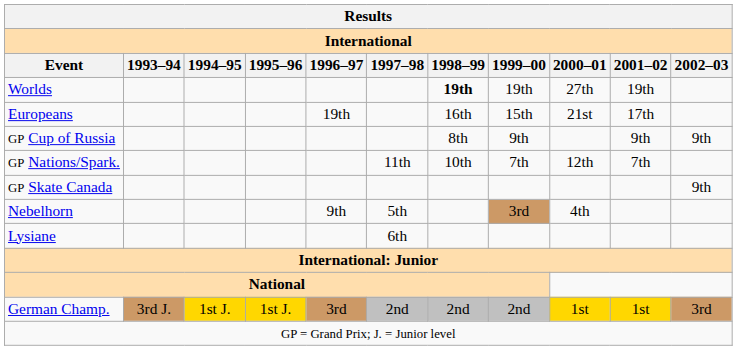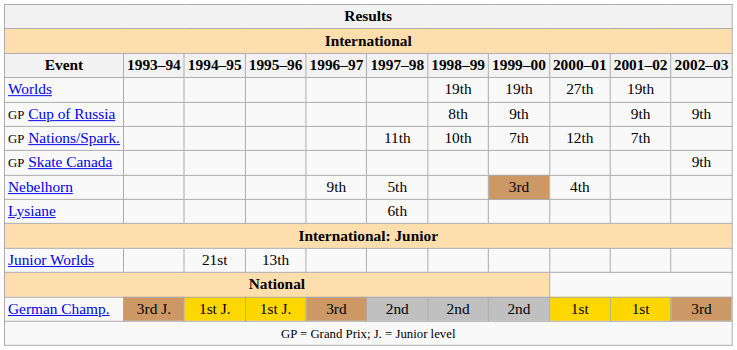(458, 89) bold -> (458, 89) normal
- row: (40, 114)
+ row: (51, 260)
